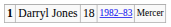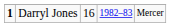(89, 13) 18 -> (89, 13) 16
